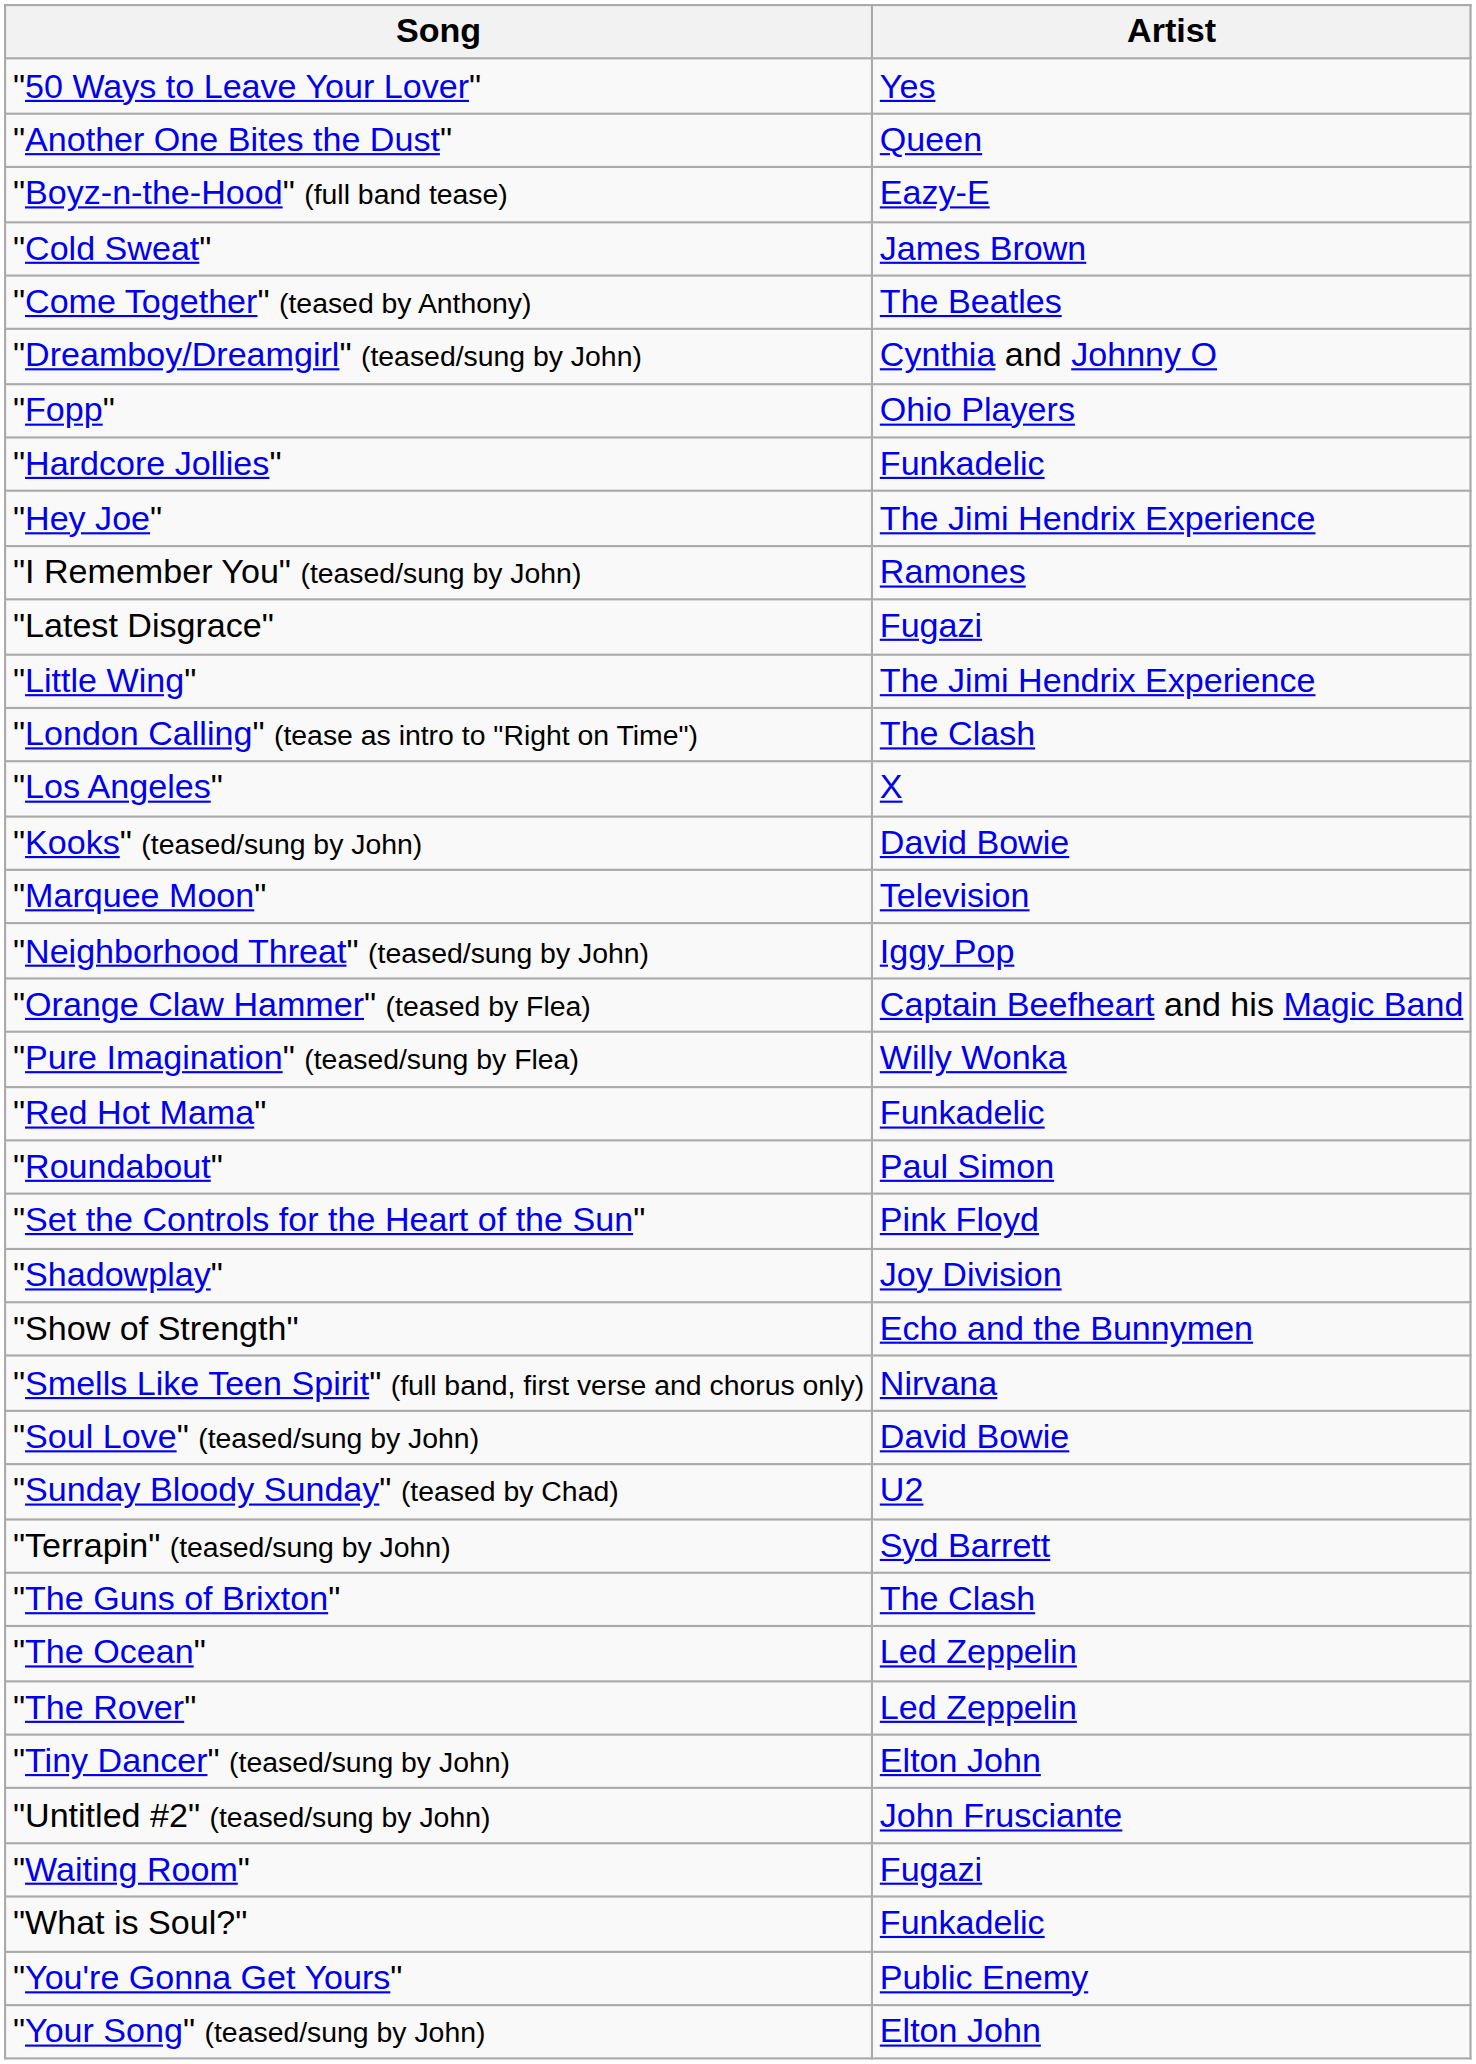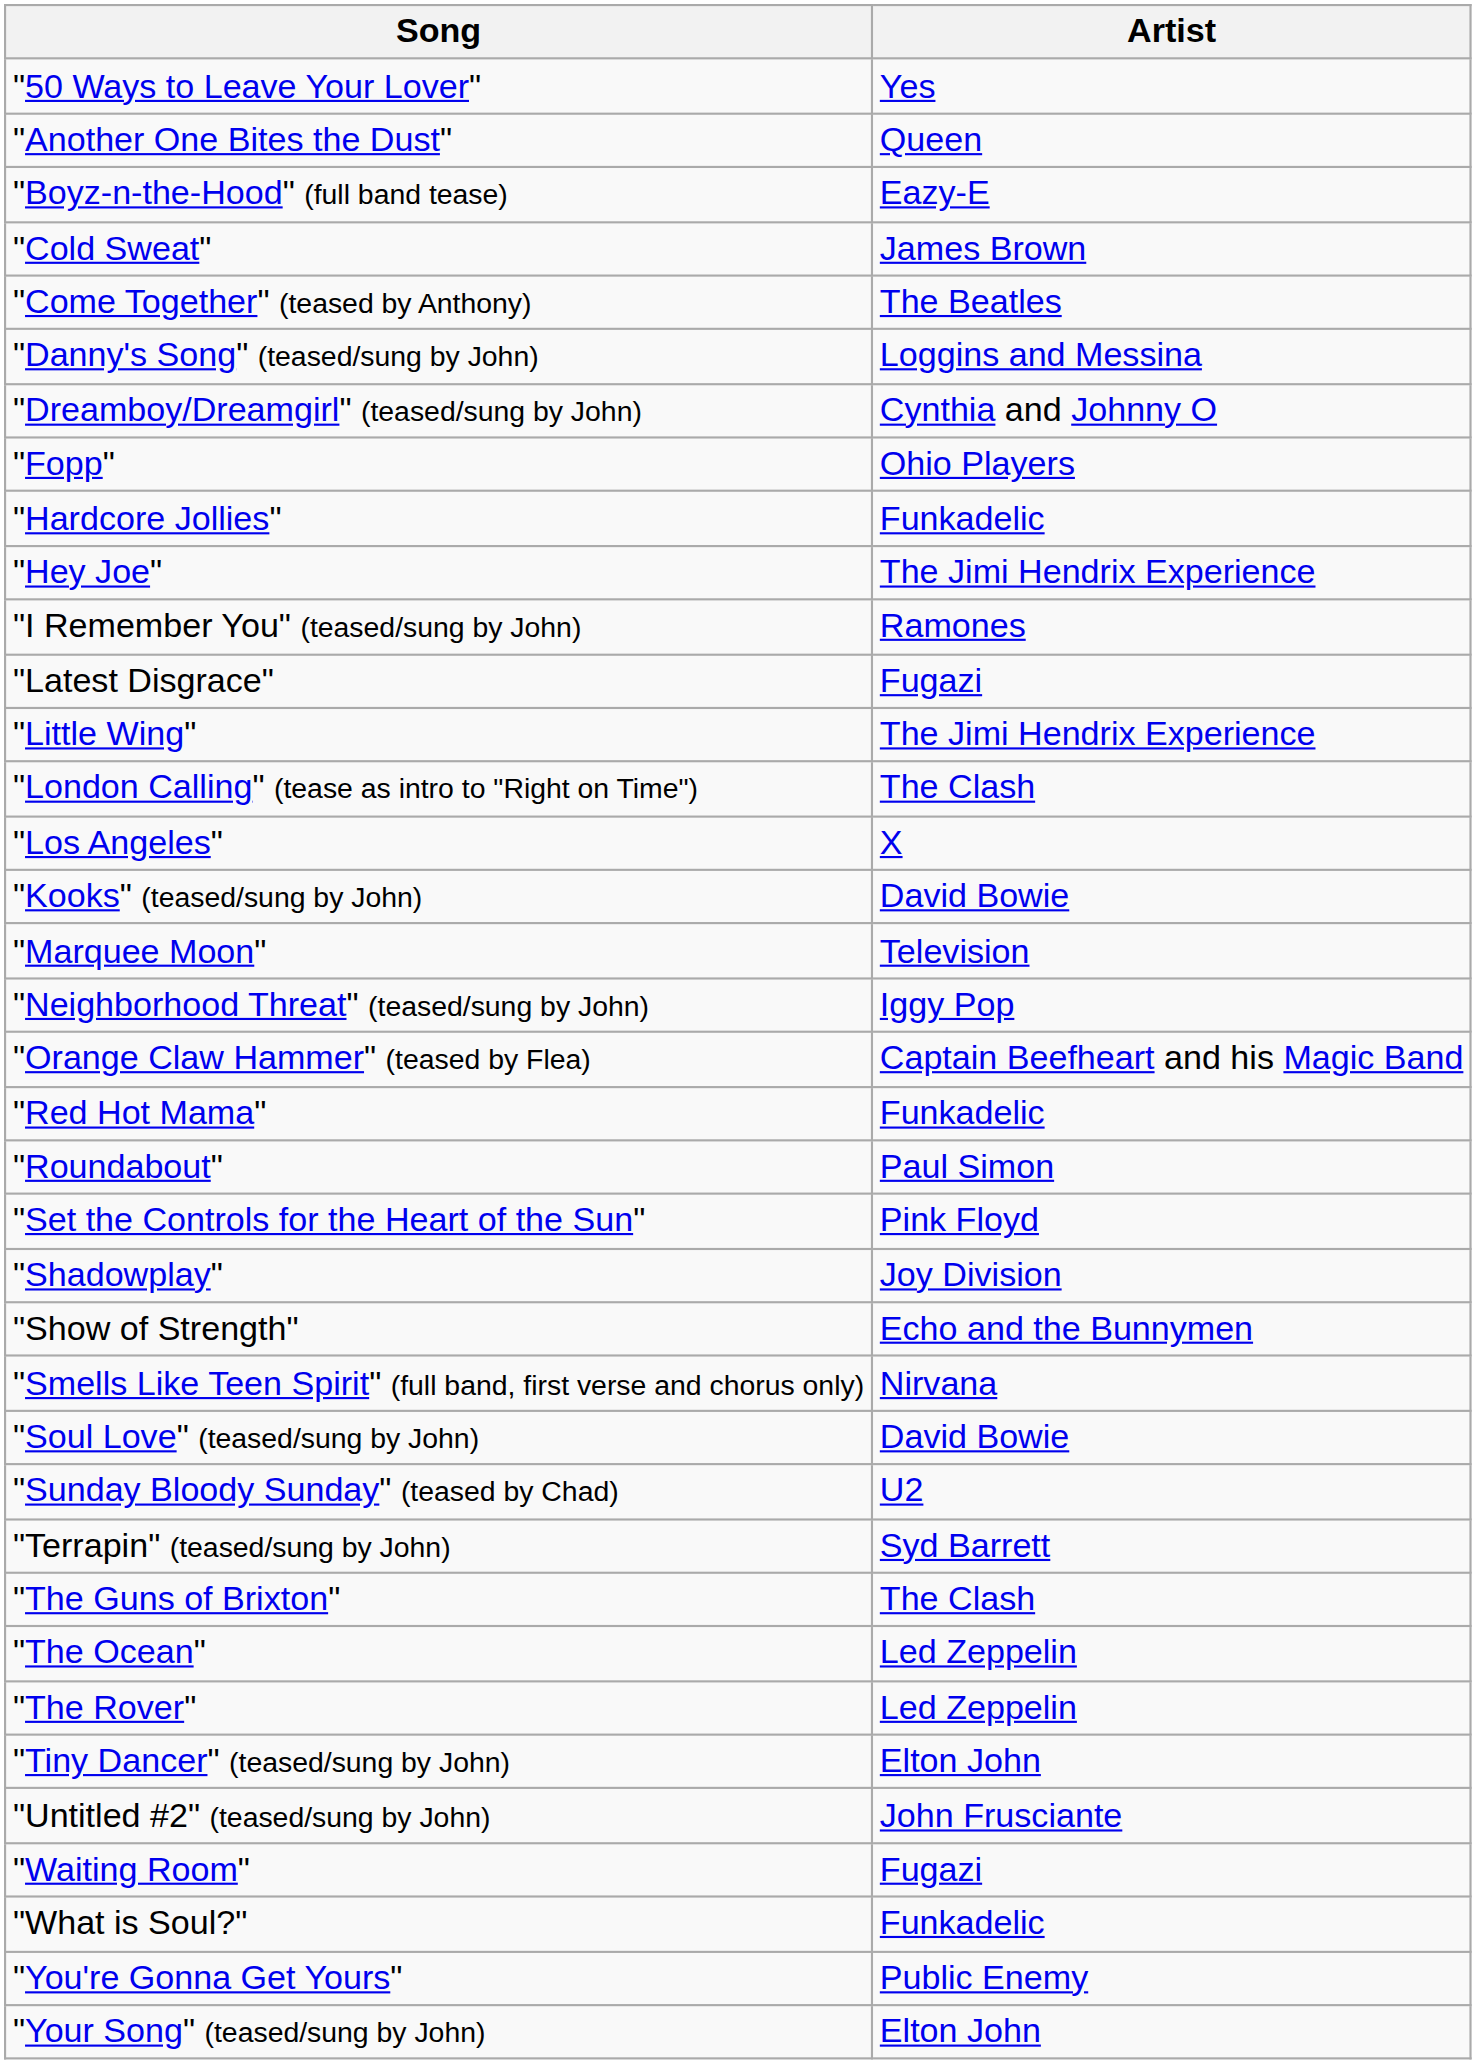+ row: (276, 355)
- row: (296, 1058)
